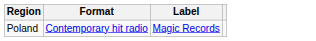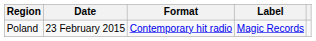+ column: (85, 12)
